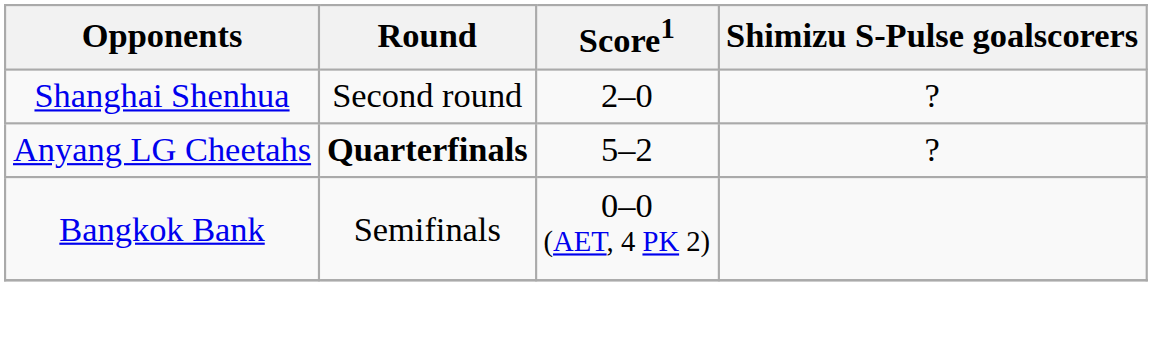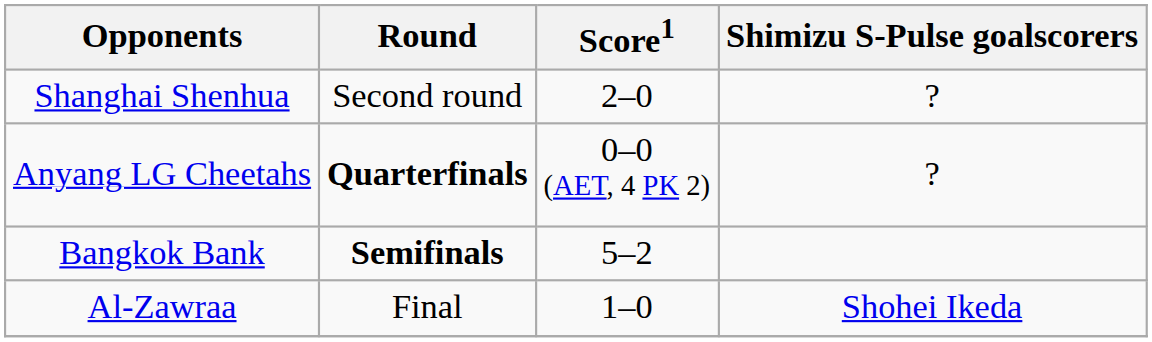(627, 150) 5–2 -> (627, 167) 0–0 (AET, 4 PK 2)
(427, 228) normal -> (427, 252) bold
(627, 221) 0–0 (AET, 4 PK 2) -> (627, 252) 5–2
+ row: (162, 307)
